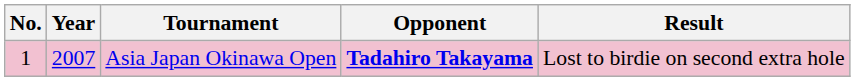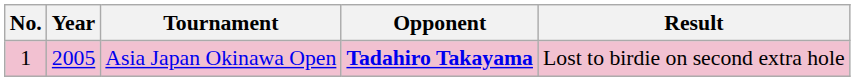(74, 58) 2007 -> (74, 58) 2005
